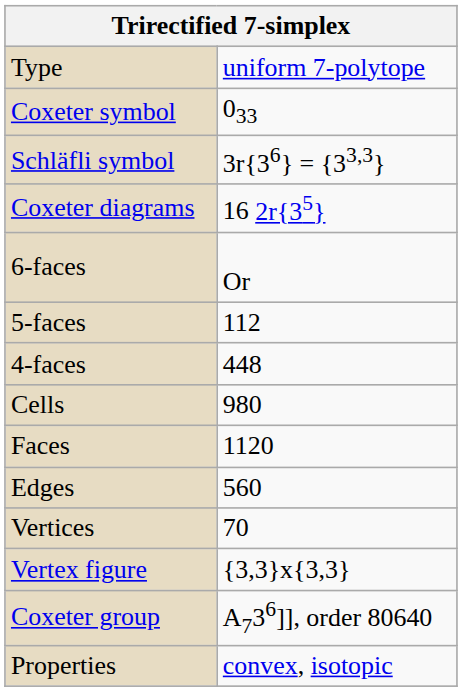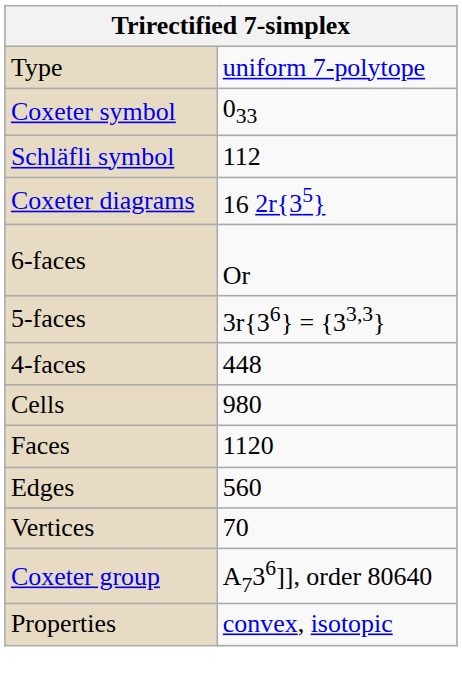(304, 159) 3r{36} = {33,3} -> (242, 156) 112
(242, 322) 112 -> (304, 319) 3r{36} = {33,3}
- row: (79, 569)
